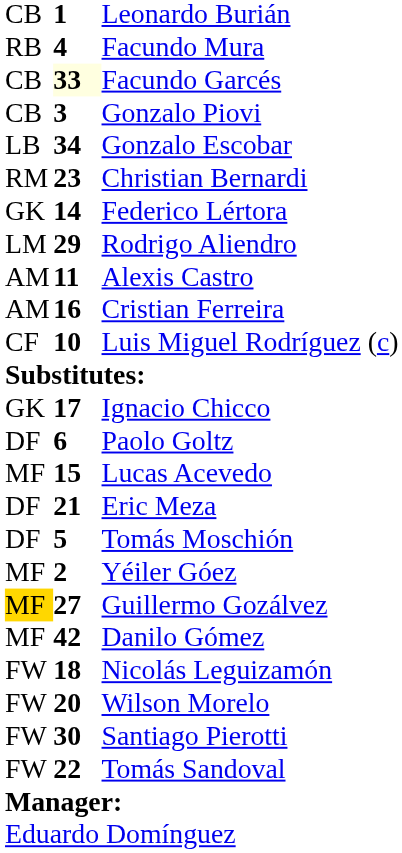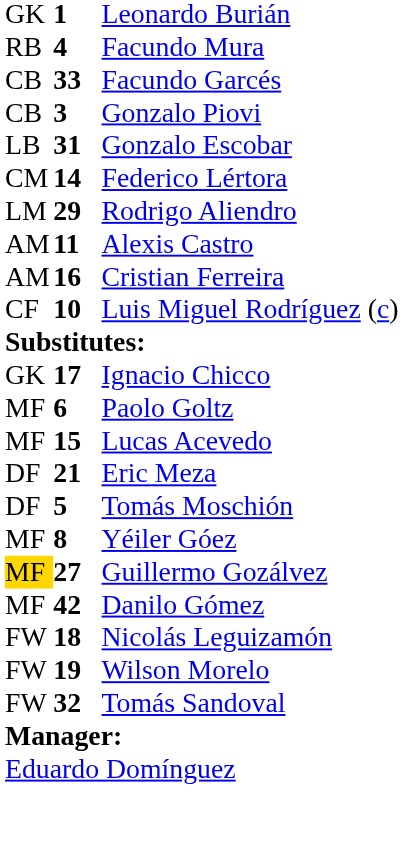(24, 13) CB -> (25, 13) GK
(67, 79) lightyellow background -> (67, 79) no background
(67, 145) 34 -> (67, 145) 31
- row: (205, 177)
(25, 210) GK -> (27, 177) CM
(23, 440) DF -> (25, 407) MF
(60, 571) 2 -> (60, 538) 8
(67, 702) 20 -> (67, 670) 19
- row: (194, 735)
(67, 768) 22 -> (67, 702) 32
